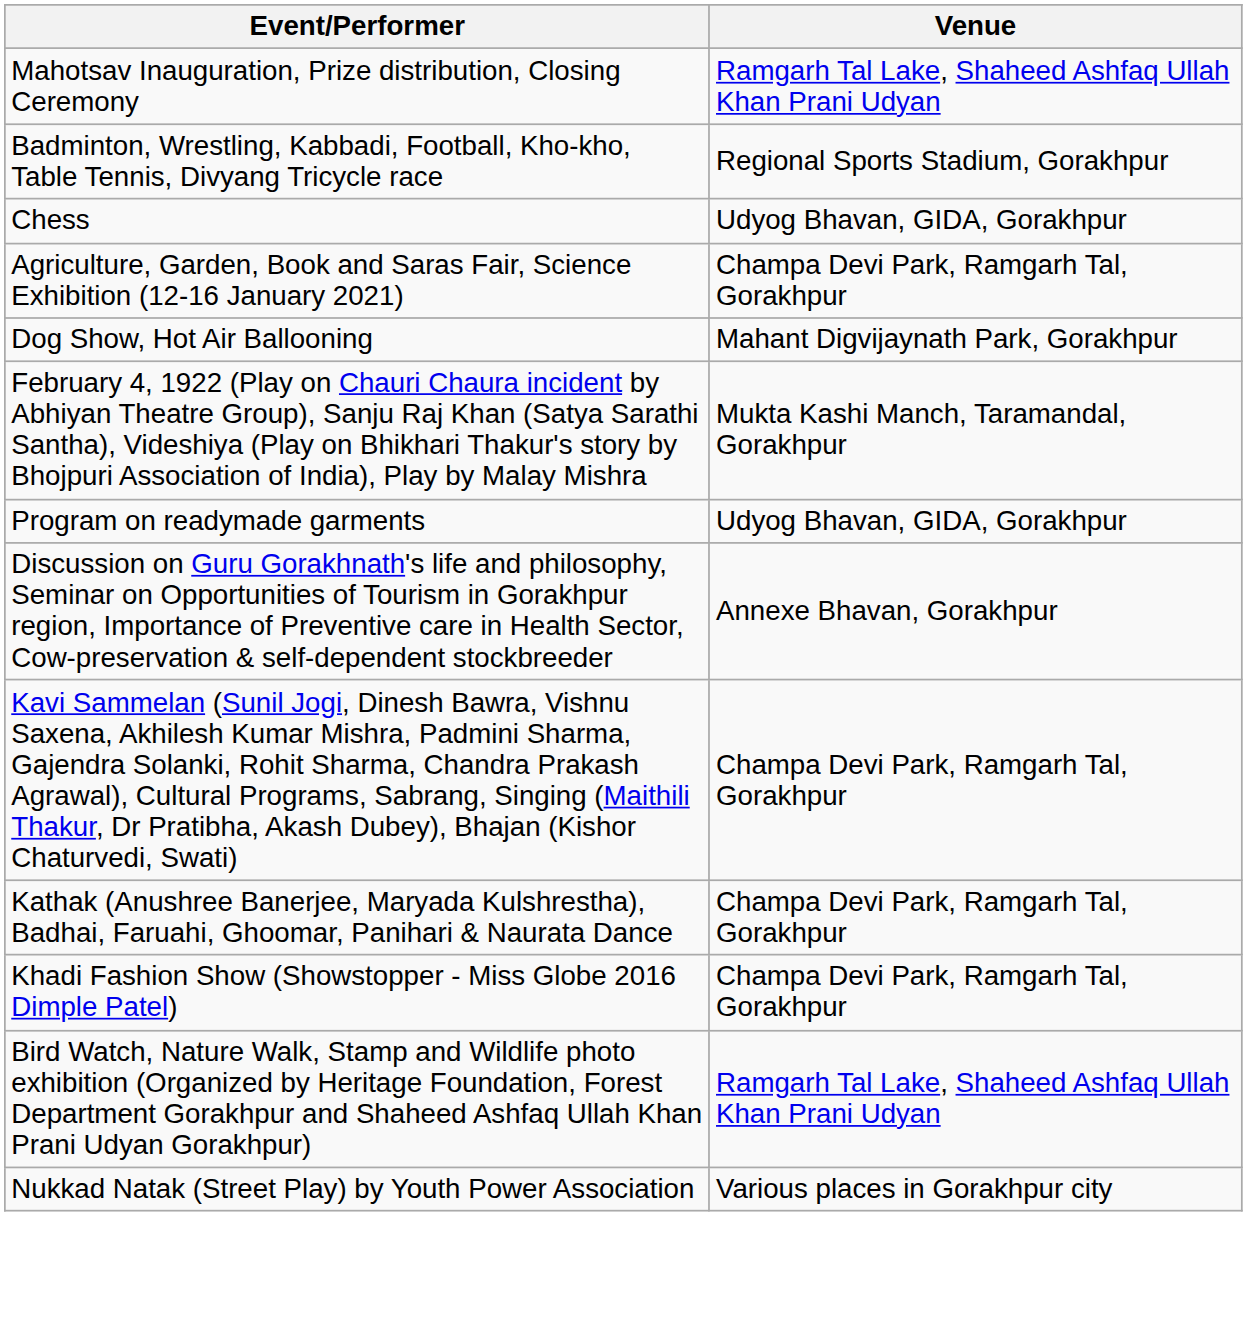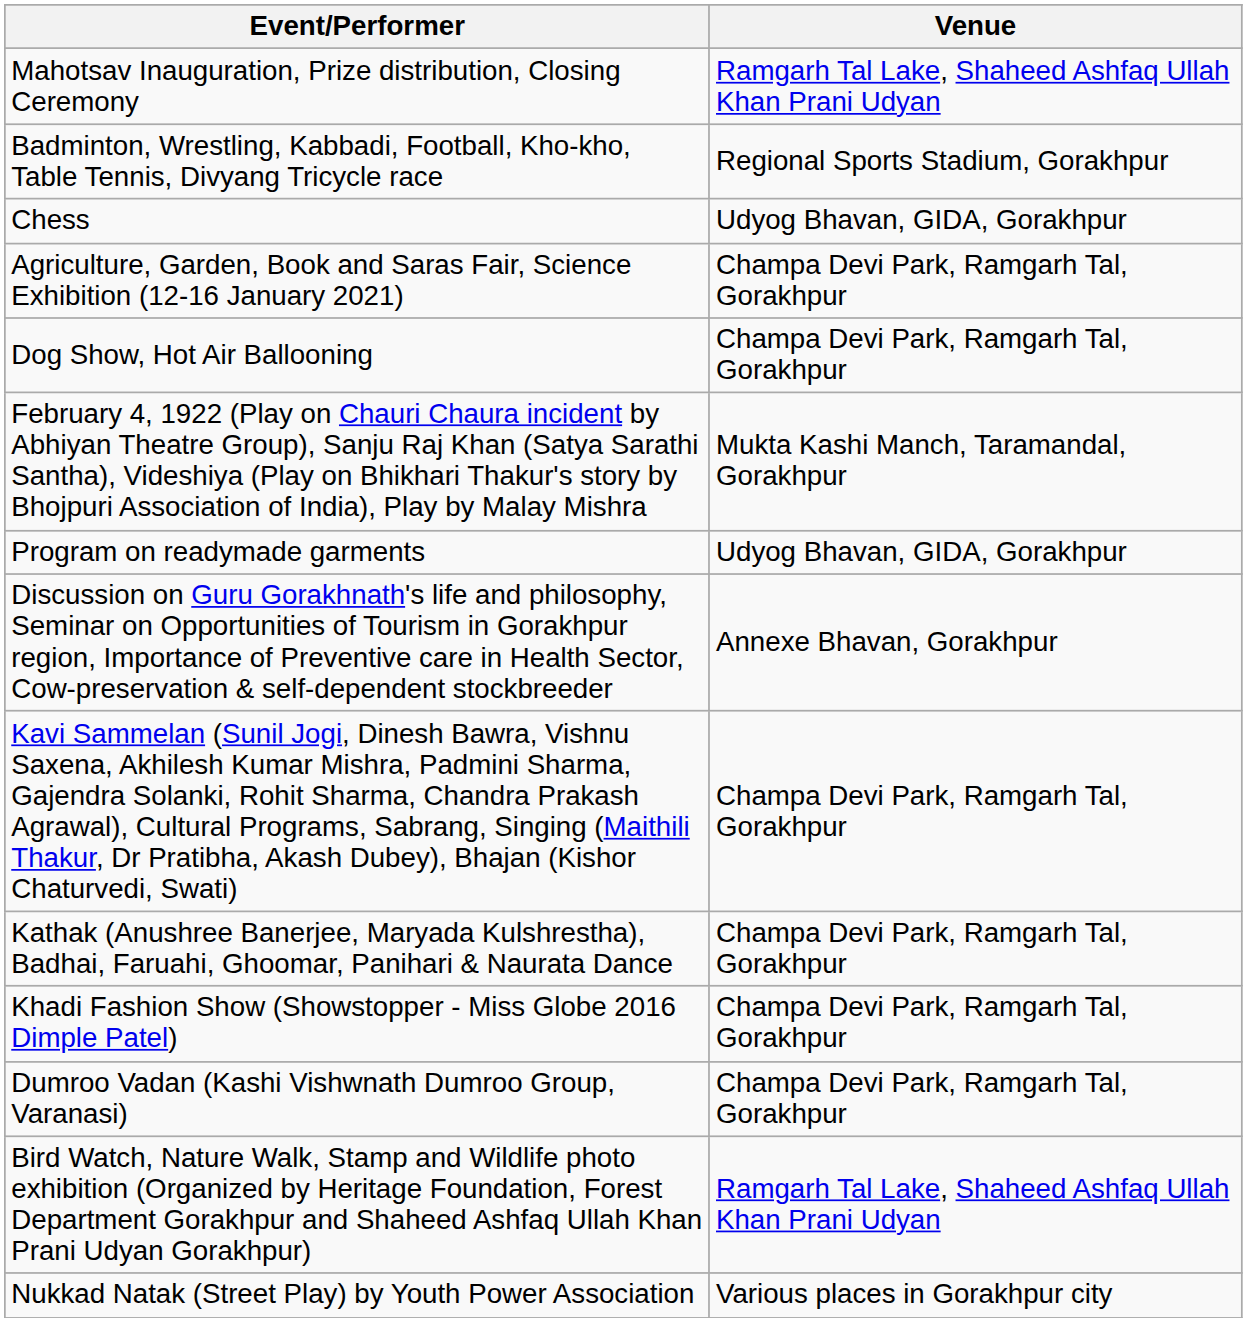(947, 339) Mahant Digvijaynath Park, Gorakhpur -> (922, 354) Champa Devi Park, Ramgarh Tal, Gorakhpur
+ row: (313, 1098)
